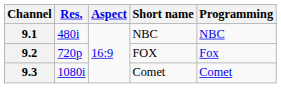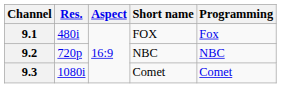(145, 33) NBC -> (145, 33) FOX
(212, 33) NBC -> (209, 33) Fox
(145, 53) FOX -> (145, 53) NBC
(209, 53) Fox -> (212, 53) NBC
